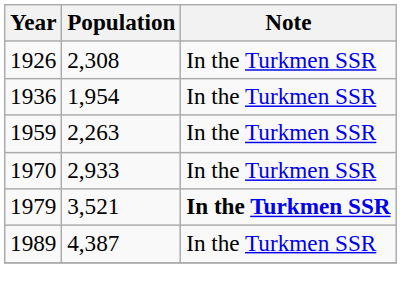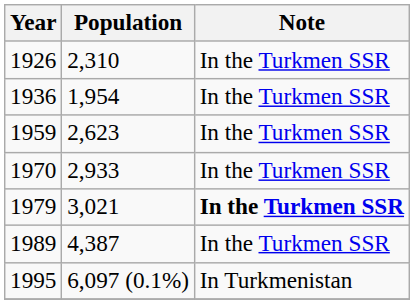(93, 59) 2,308 -> (93, 59) 2,310
(93, 133) 2,263 -> (93, 133) 2,623
(93, 206) 3,521 -> (93, 206) 3,021
+ row: (33, 280)
